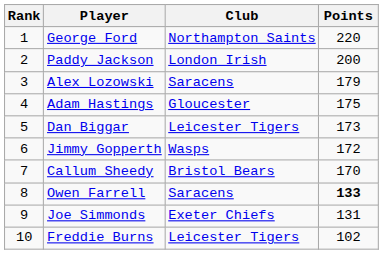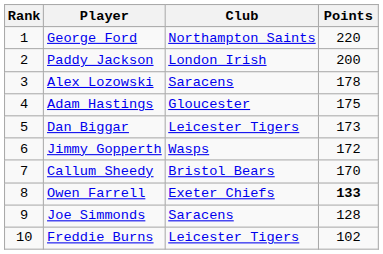(348, 82) 179 -> (348, 82) 178
(201, 194) Saracens -> (221, 194) Exeter Chiefs
(221, 216) Exeter Chiefs -> (201, 216) Saracens
(348, 216) 131 -> (348, 216) 128
